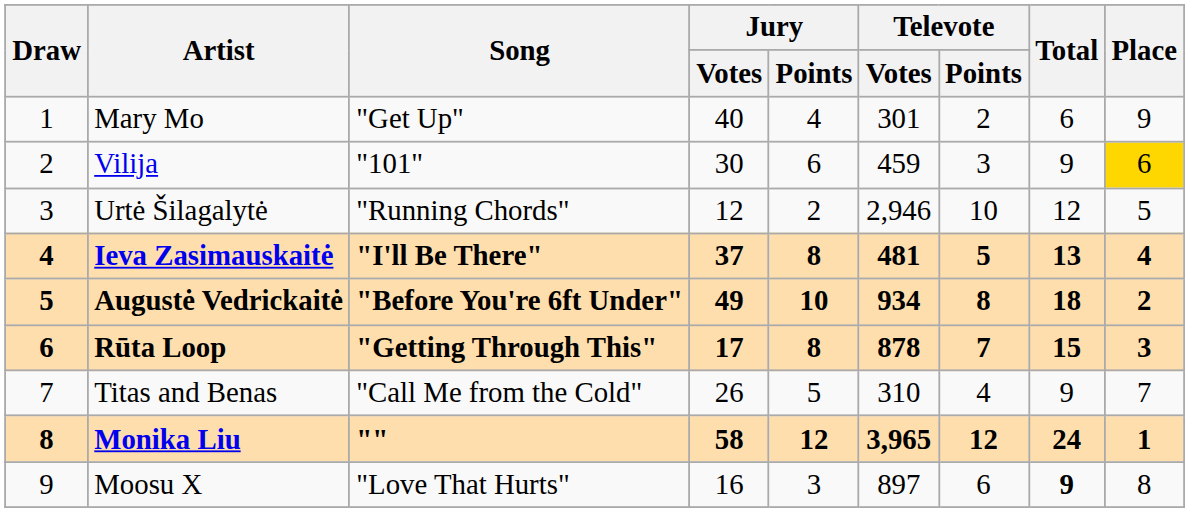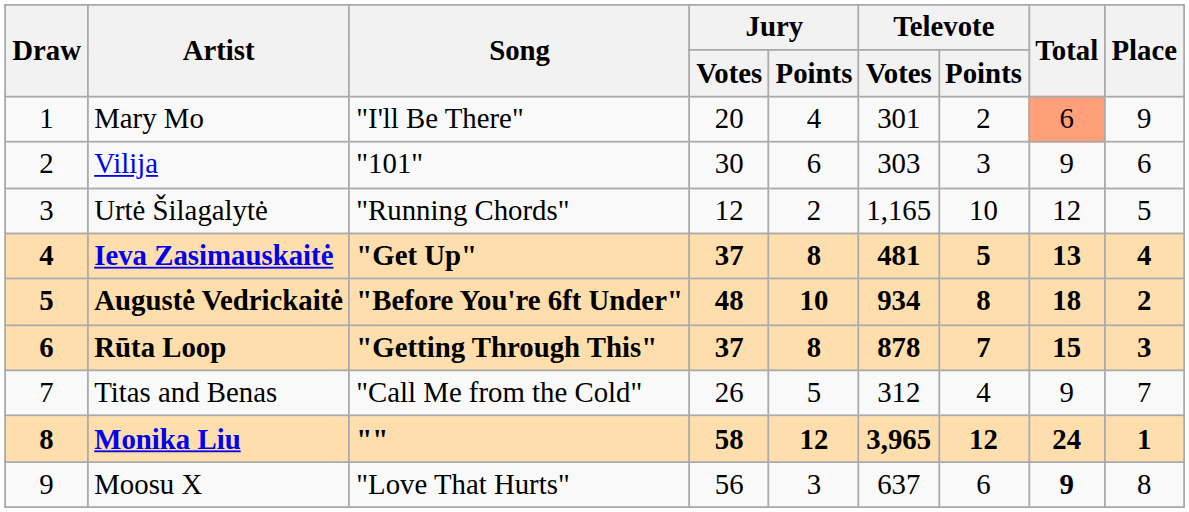(410, 118) "Get Up" -> (440, 118) "I'll Be There"
(729, 118) 40 -> (729, 118) 20
(1067, 118) no background -> (1067, 118) lightsalmon background
(899, 164) 459 -> (899, 164) 303
(1144, 164) gold background -> (1144, 164) no background
(899, 210) 2,946 -> (899, 210) 1,165
(449, 255) "I'll Be There" -> (417, 255) "Get Up"
(729, 301) 49 -> (729, 301) 48
(729, 347) 17 -> (729, 347) 37
(899, 392) 310 -> (899, 392) 312
(729, 484) 16 -> (729, 484) 56
(899, 484) 897 -> (899, 484) 637
